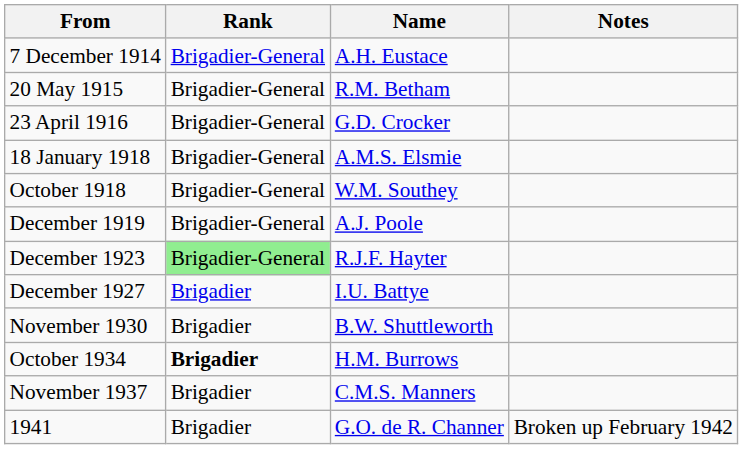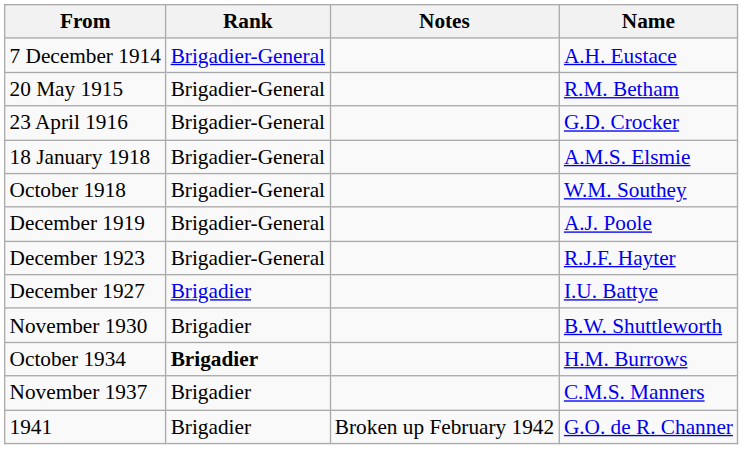columns swapped: (419, 21) <-> (623, 21)
(248, 257) lightgreen background -> (248, 257) no background
